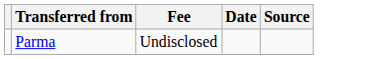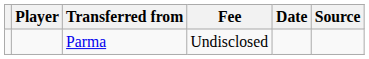+ column: (37, 16)
